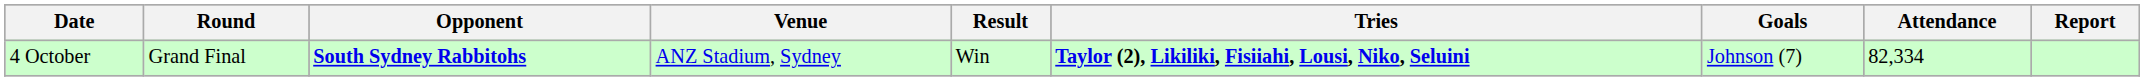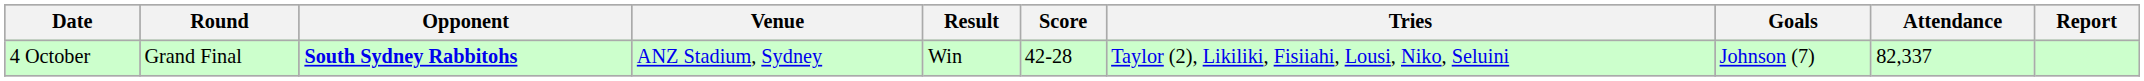+ column: (1063, 22)
(1262, 57) bold -> (1310, 57) normal
(1896, 57) 82,334 -> (1904, 57) 82,337
